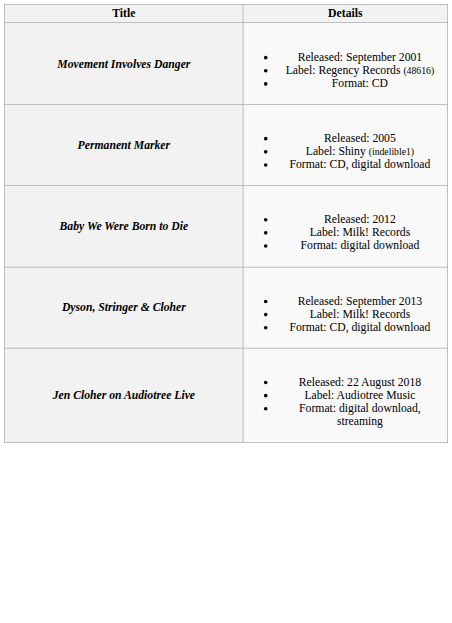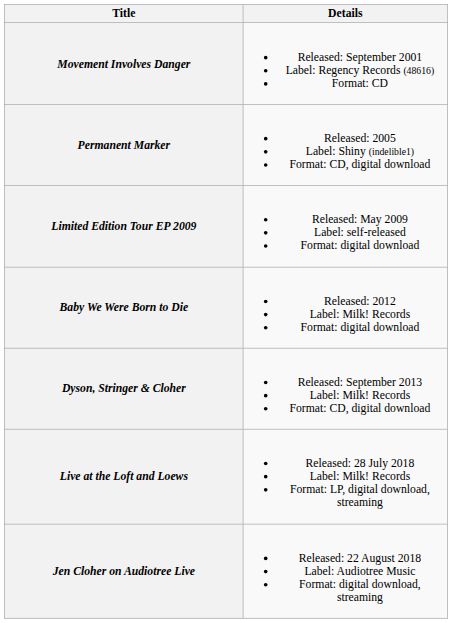+ row: (124, 226)
+ row: (124, 476)
